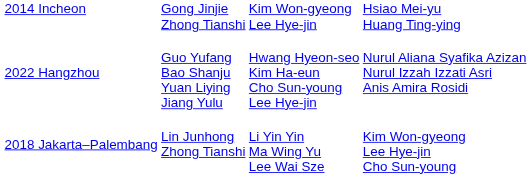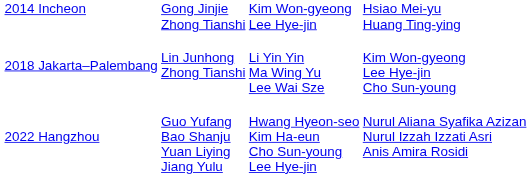rows swapped: (81, 144) <-> (52, 73)
